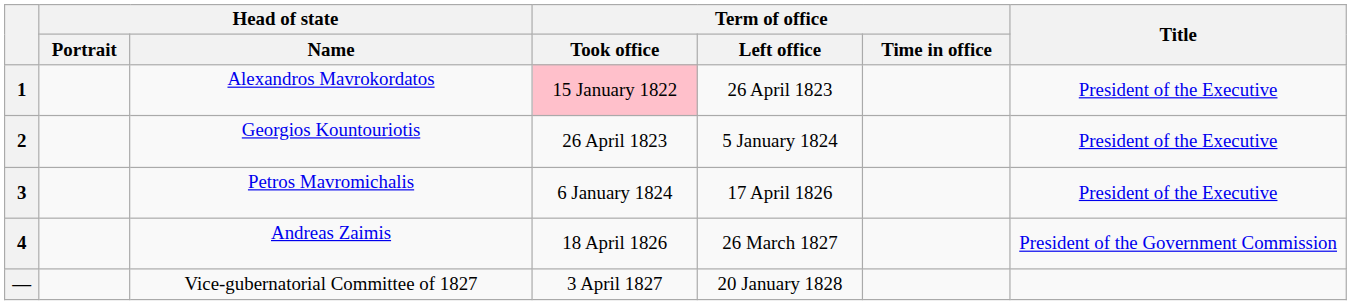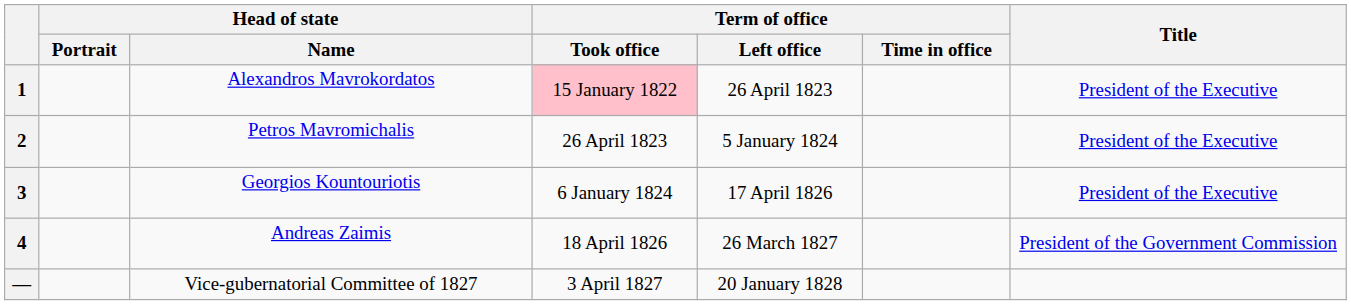(331, 130) Georgios Kountouriotis -> (331, 130) Petros Mavromichalis
(331, 181) Petros Mavromichalis -> (331, 181) Georgios Kountouriotis
